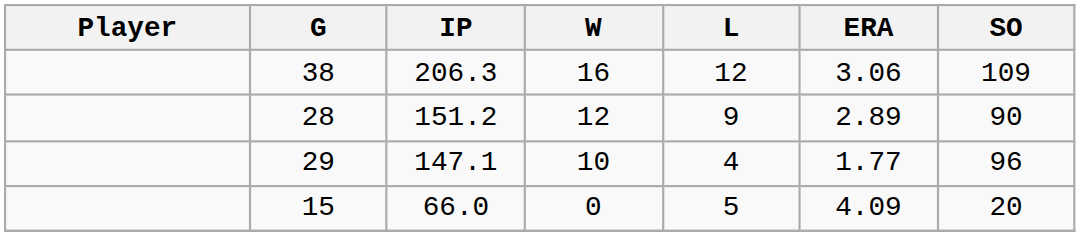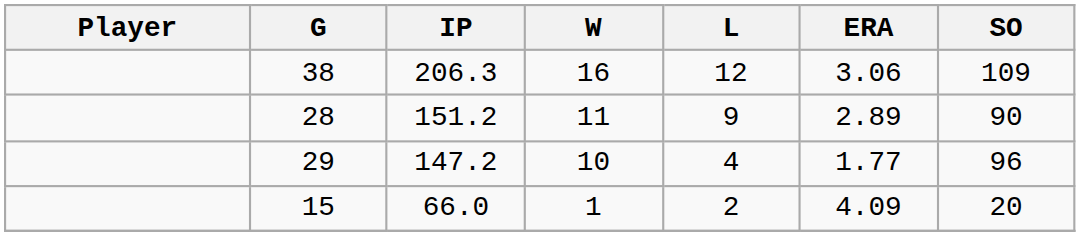(593, 118) 12 -> (593, 118) 11
(456, 163) 147.1 -> (456, 163) 147.2
(593, 208) 0 -> (593, 208) 1
(731, 208) 5 -> (731, 208) 2
